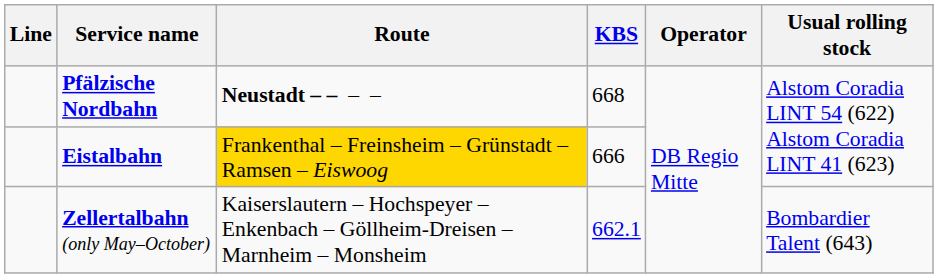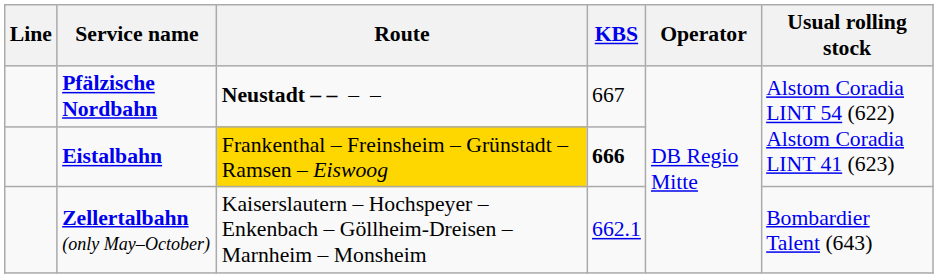(608, 95) 668 -> (608, 95) 667
(608, 156) normal -> (608, 156) bold
